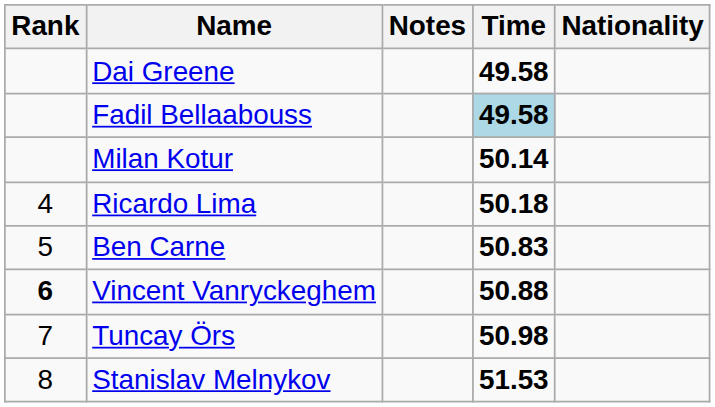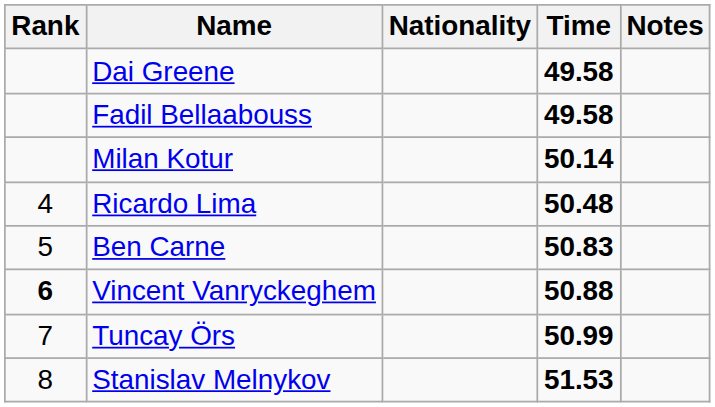columns swapped: (633, 26) <-> (427, 26)
(514, 114) lightblue background -> (579, 114) no background
(514, 203) 50.18 -> (579, 203) 50.48
(514, 335) 50.98 -> (579, 335) 50.99
